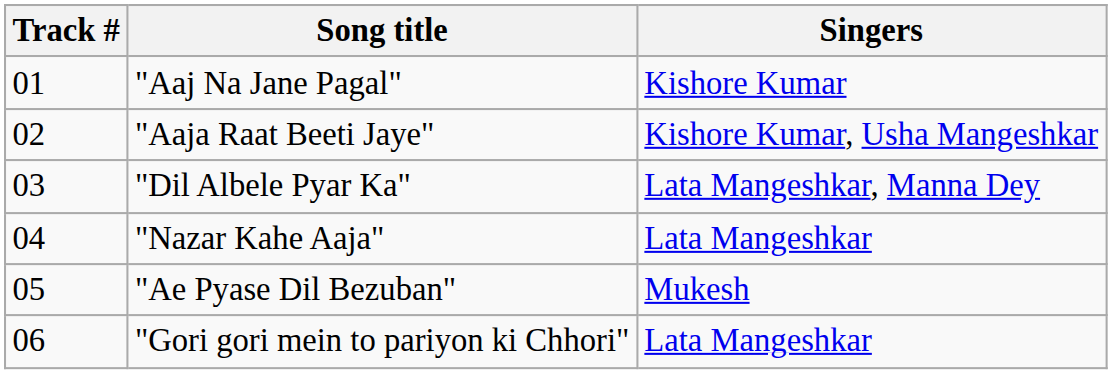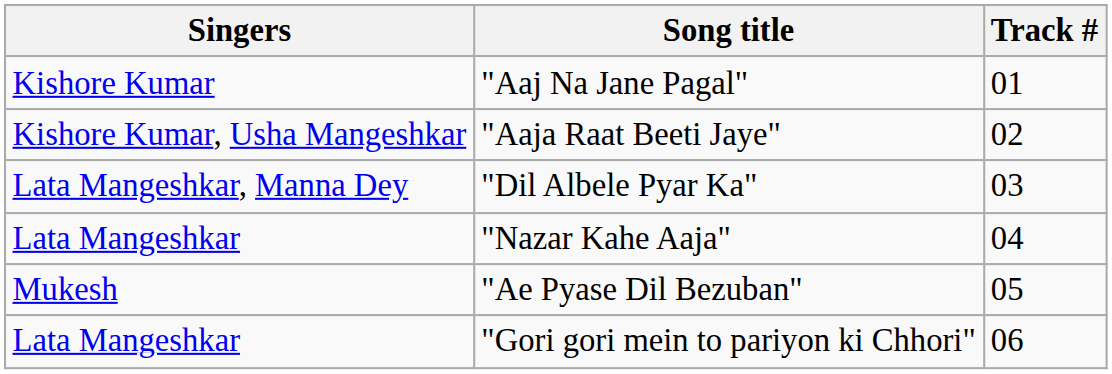columns swapped: (66, 30) <-> (871, 30)
